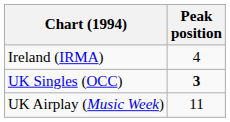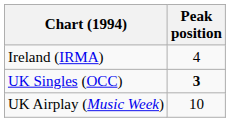(196, 104) 11 -> (196, 104) 10
